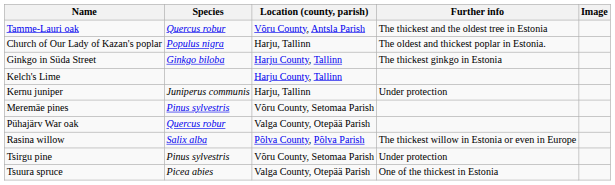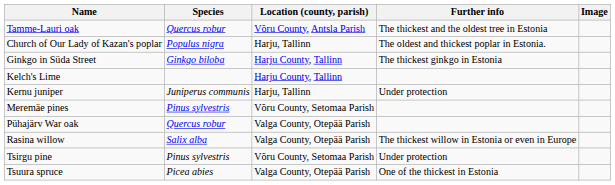(309, 140) Põlva County, Põlva Parish -> (312, 140) Valga County, Otepää Parish
